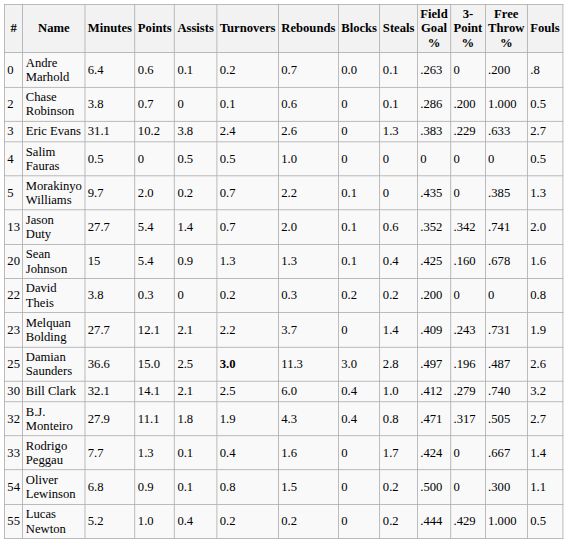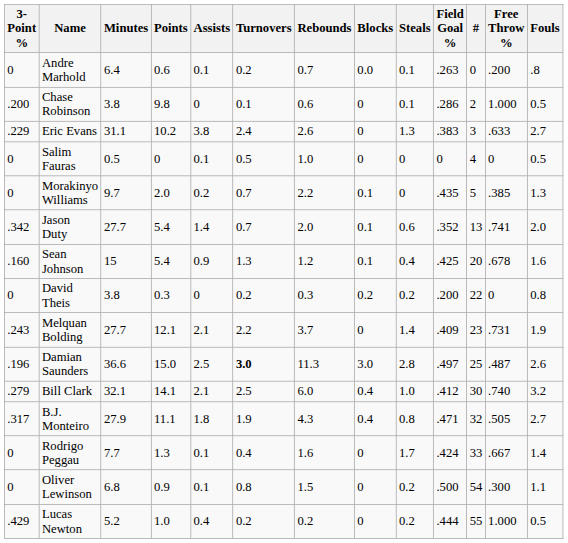columns swapped: (14, 28) <-> (468, 28)
(146, 104) 0.7 -> (162, 104) 9.8
(185, 158) 0.5 -> (201, 158) 0.1
(289, 261) 1.3 -> (305, 261) 1.2
